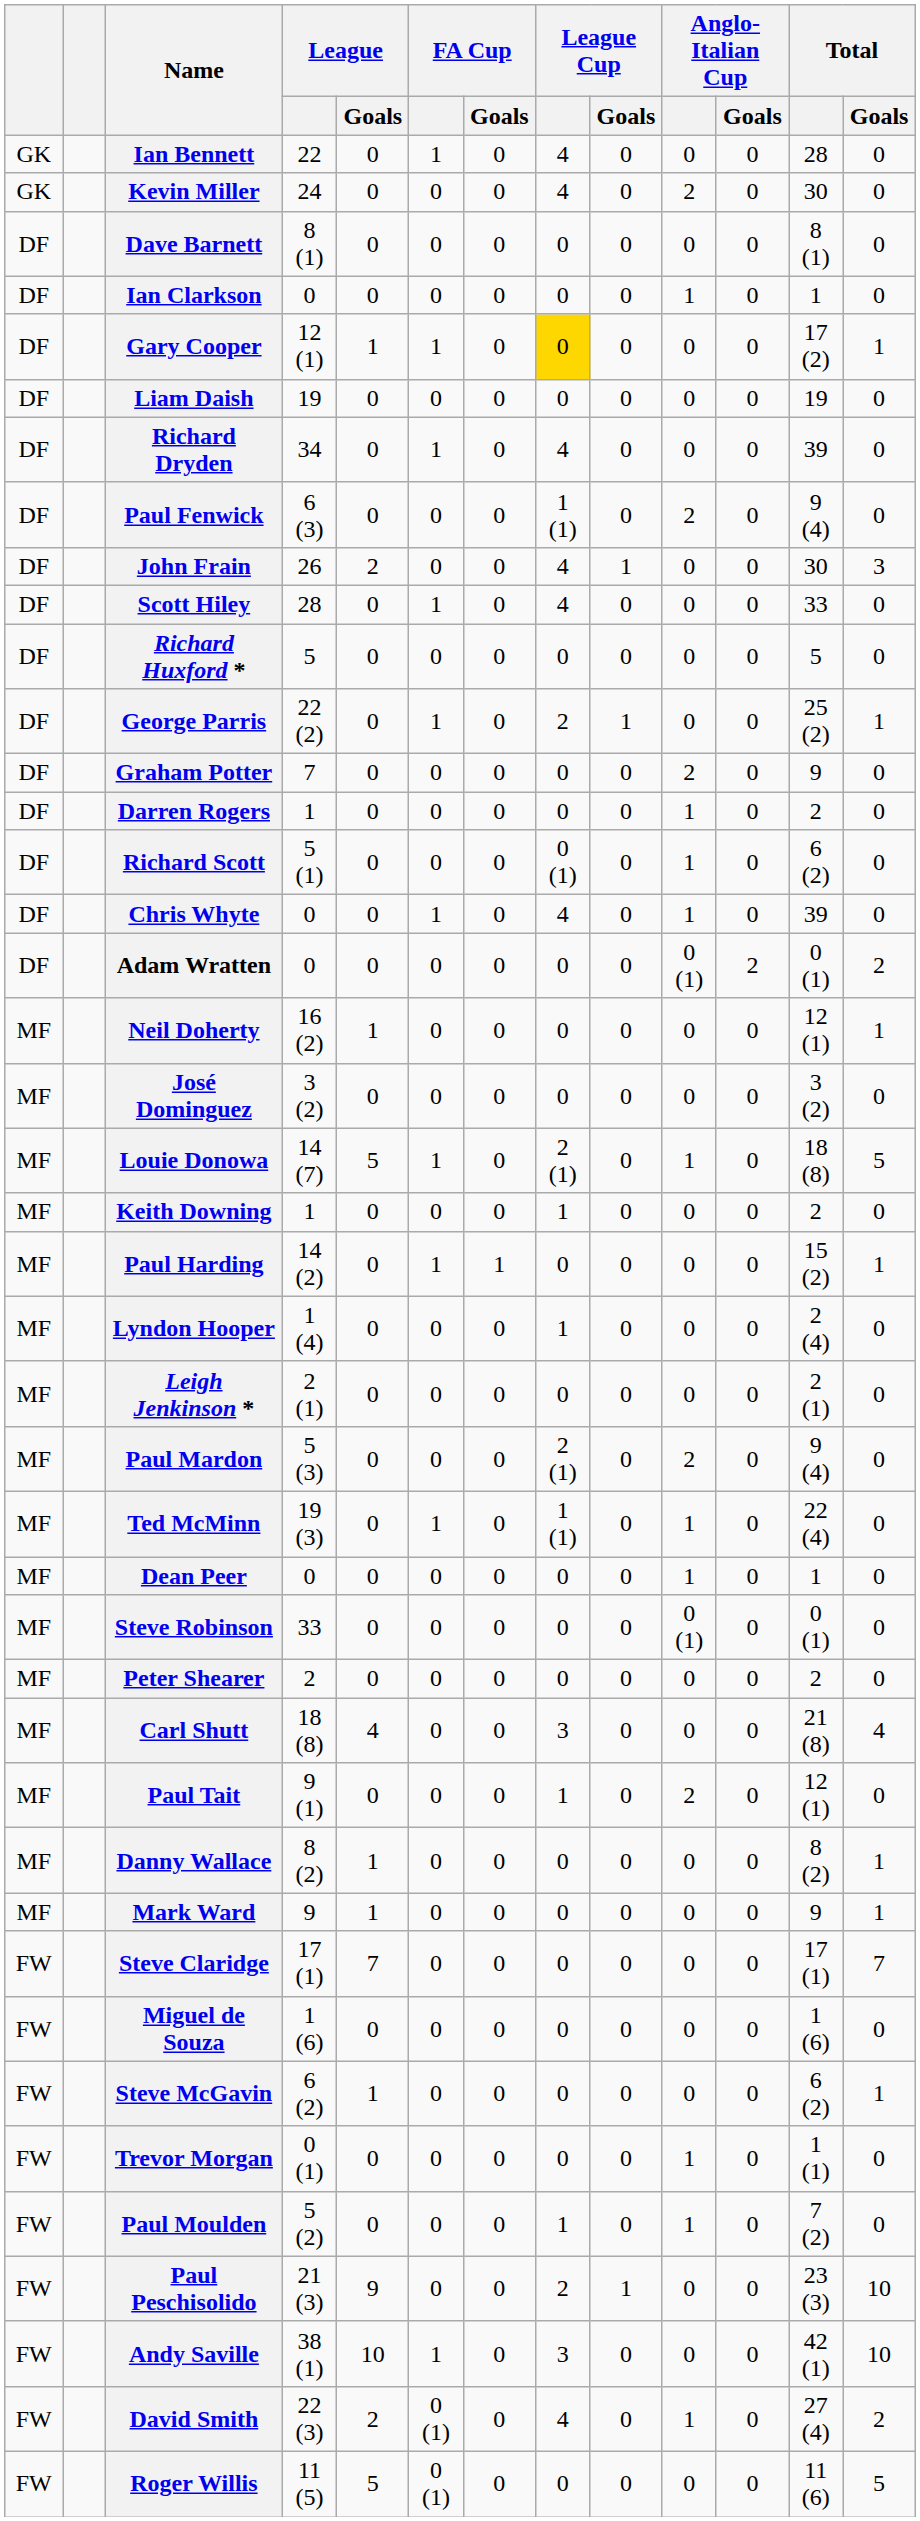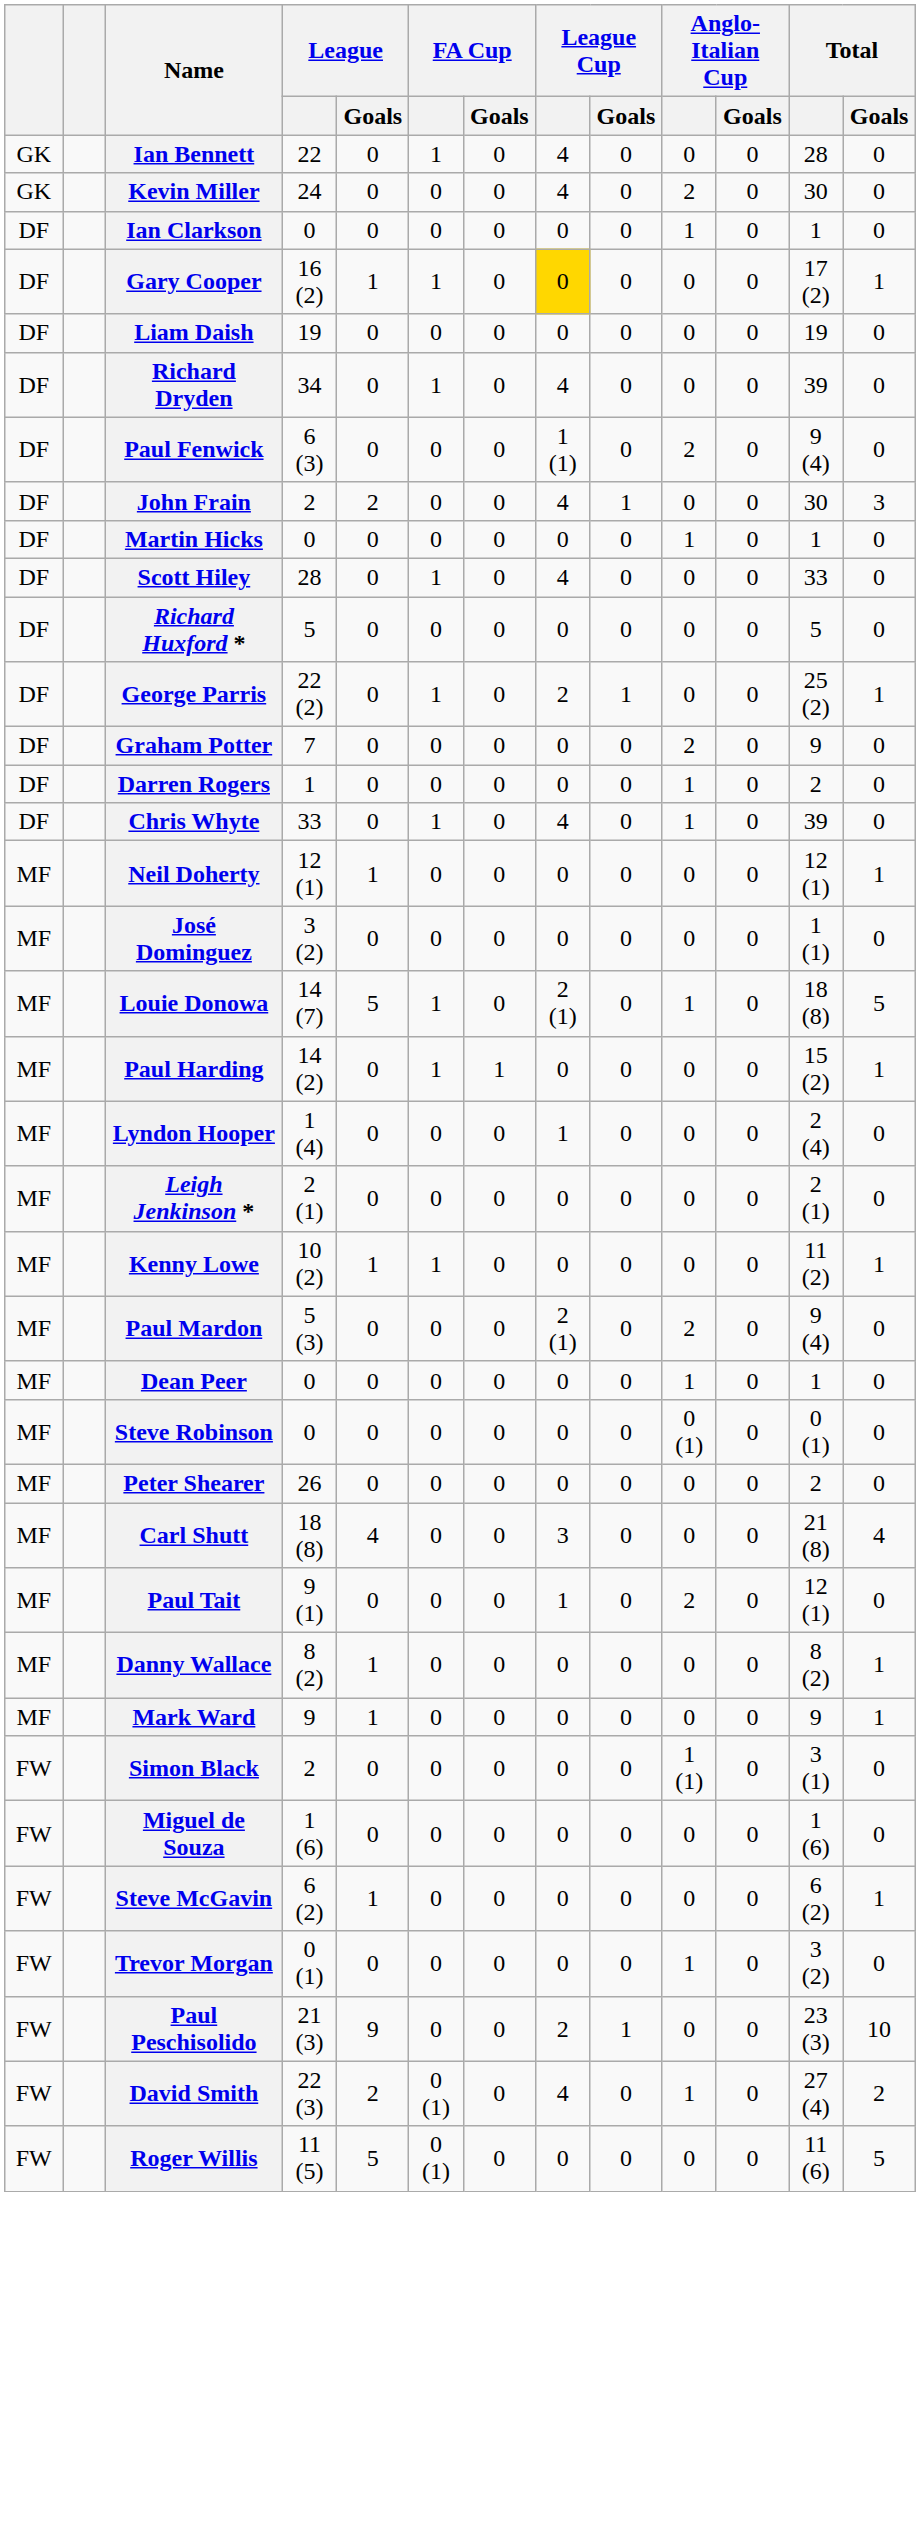- row: (194, 243)
(310, 346) 12 (1) -> (310, 281) 16 (2)
(310, 566) 26 -> (310, 501) 2
+ row: (194, 539)
- row: (194, 862)
(310, 913) 0 -> (310, 821) 33
- row: (194, 965)
(310, 1030) 16 (2) -> (310, 873) 12 (1)
(816, 1095) 3 (2) -> (816, 938) 1 (1)
- row: (194, 1211)
+ row: (194, 1263)
- row: (194, 1523)
(310, 1626) 33 -> (310, 1431) 0
(310, 1678) 2 -> (310, 1483) 26
+ row: (194, 1768)
- row: (194, 1963)
(816, 2158) 1 (1) -> (816, 1963) 3 (2)
- row: (194, 2223)
- row: (194, 2353)
